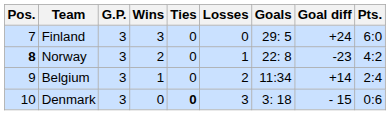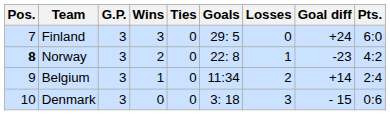columns swapped: (226, 15) <-> (273, 15)
(193, 99) bold -> (193, 99) normal
